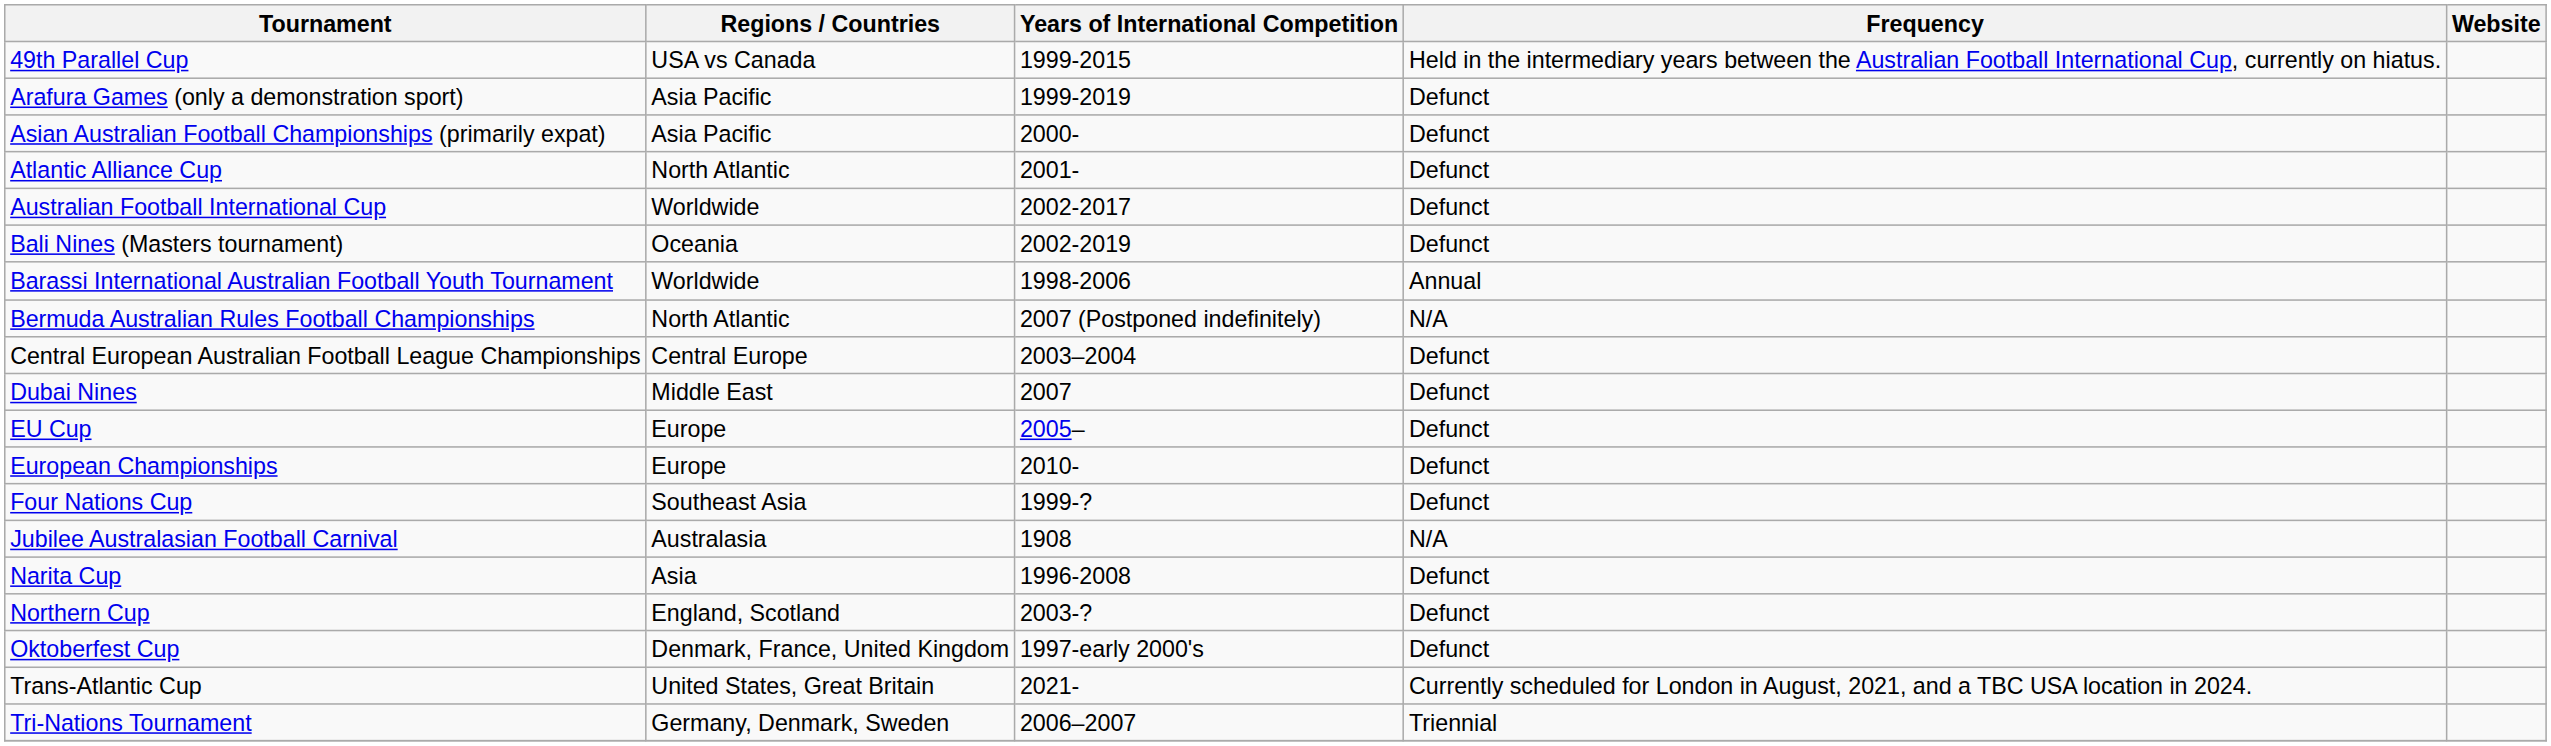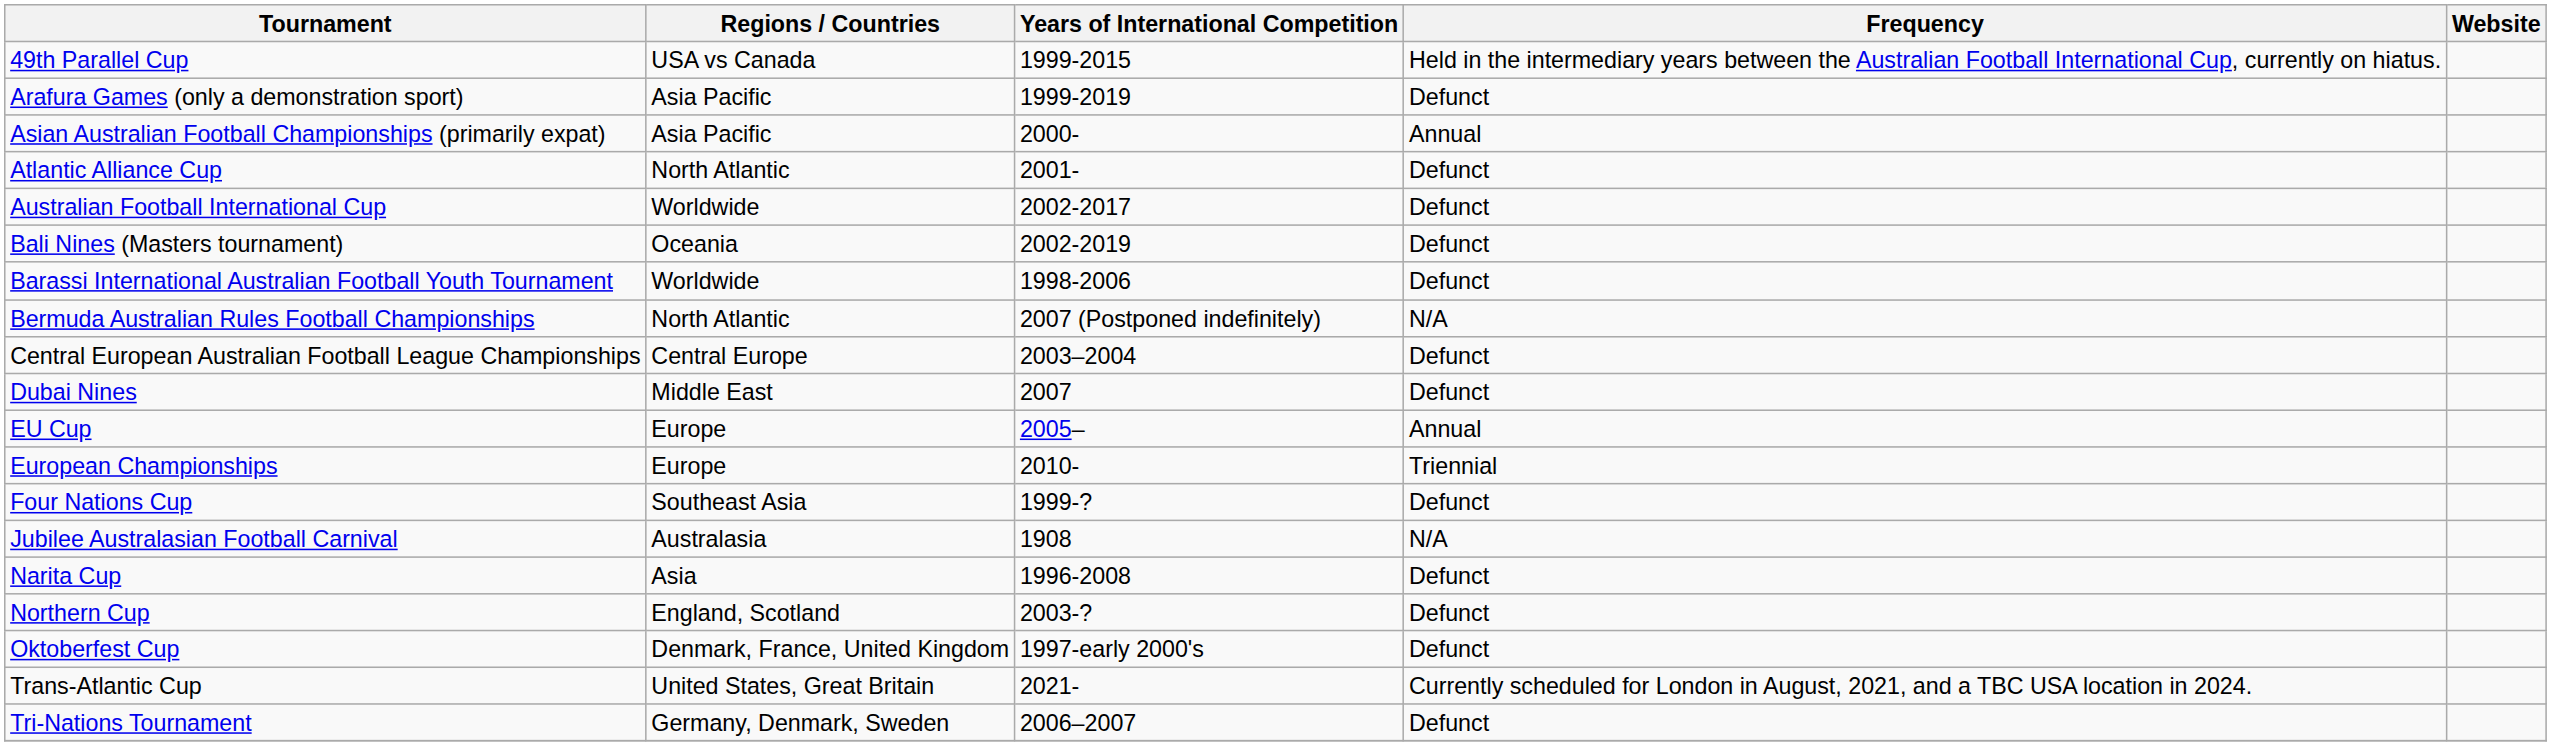(1449, 134) Defunct -> (1445, 134) Annual
(1445, 281) Annual -> (1449, 281) Defunct
(1449, 428) Defunct -> (1445, 428) Annual
(1449, 465) Defunct -> (1453, 465) Triennial
(1453, 723) Triennial -> (1449, 723) Defunct
